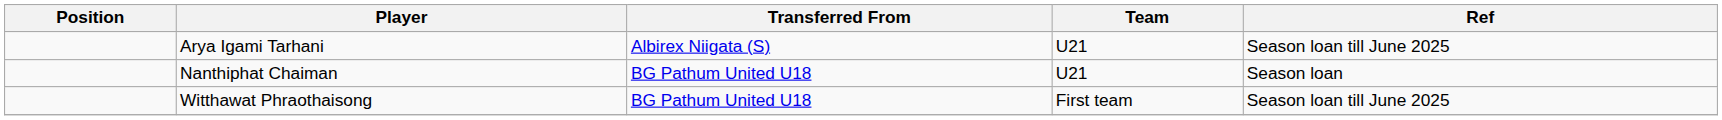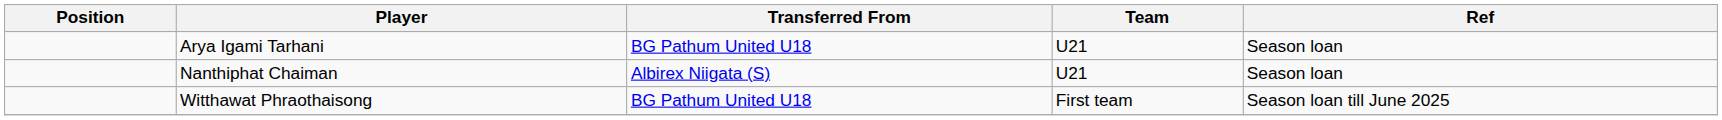(701, 45) Albirex Niigata (S) -> (721, 45) BG Pathum United U18
(1348, 45) Season loan till June 2025 -> (1295, 45) Season loan
(721, 73) BG Pathum United U18 -> (701, 73) Albirex Niigata (S)
